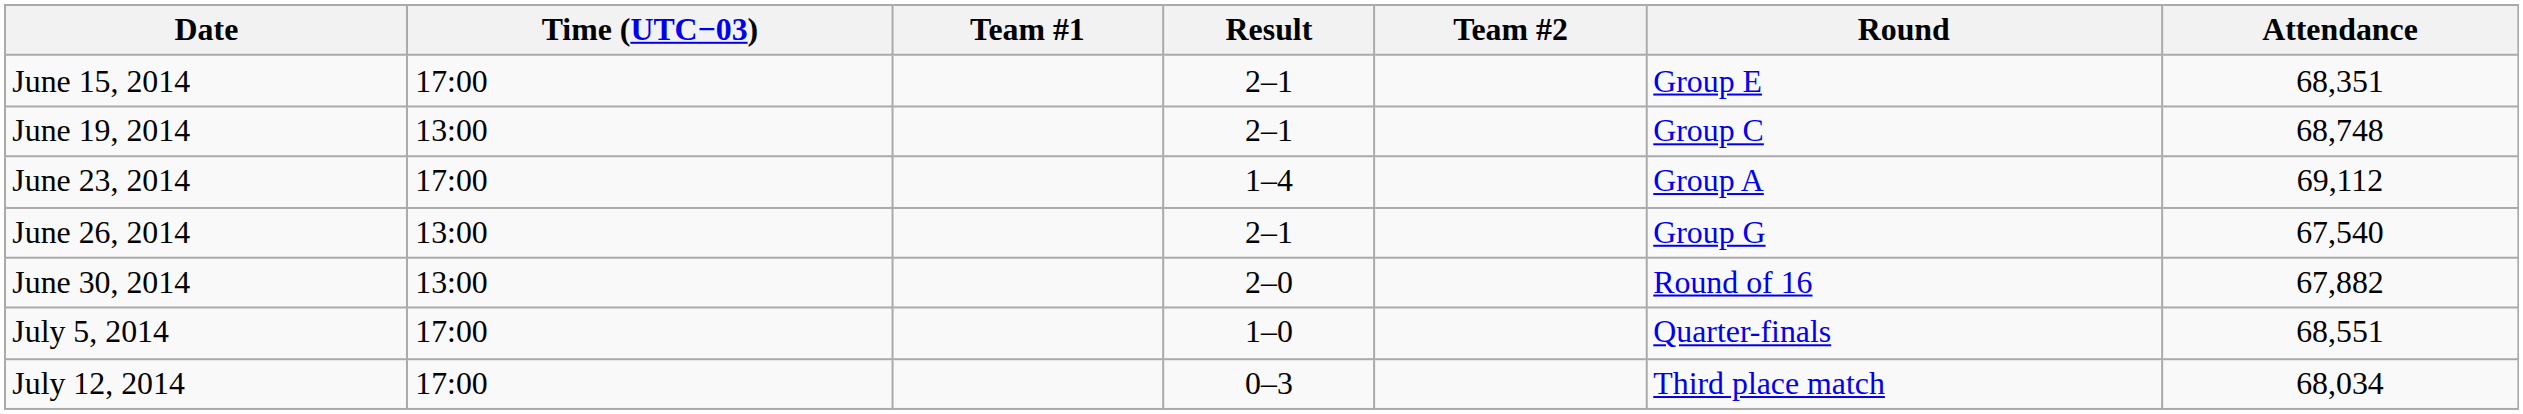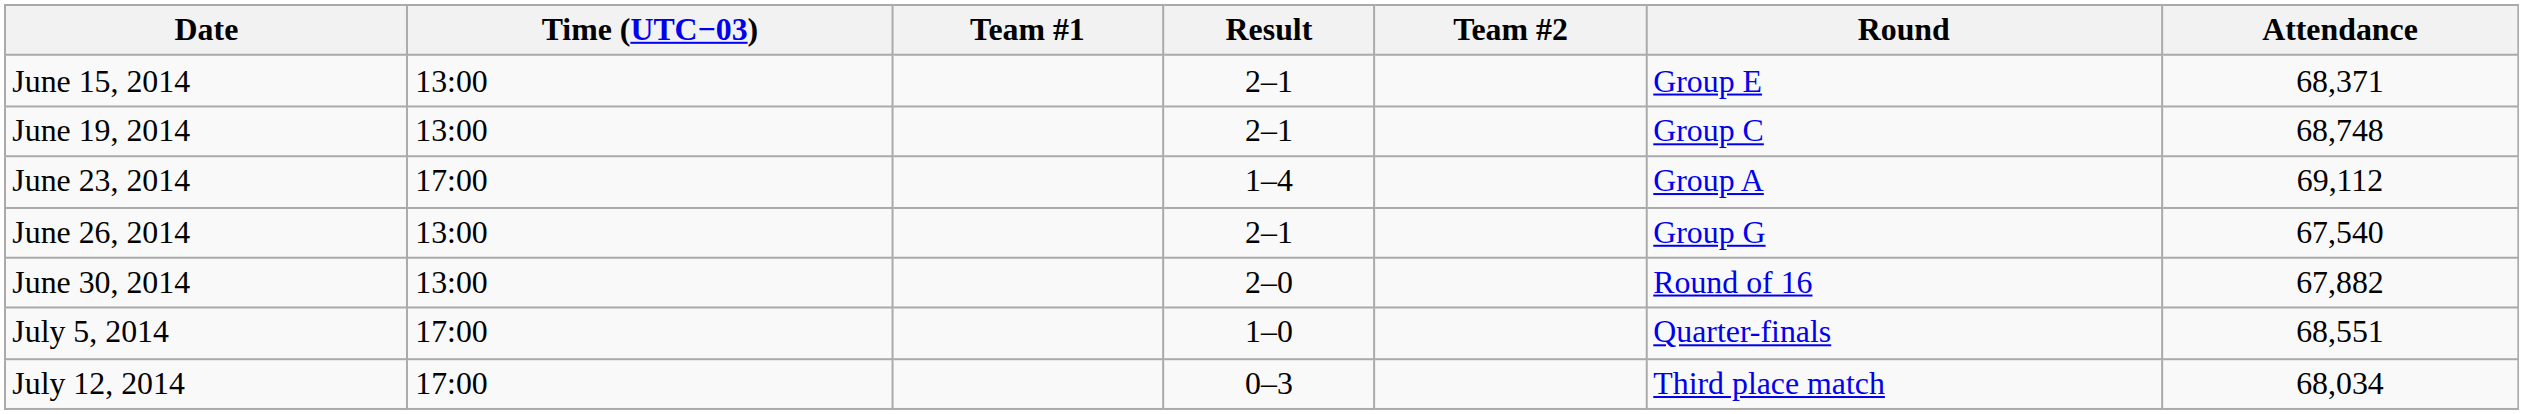(451, 80) 17:00 -> (451, 80) 13:00
(2340, 80) 68,351 -> (2340, 80) 68,371
